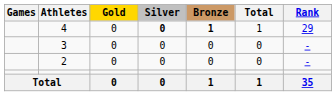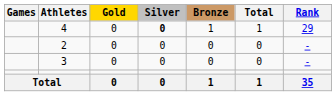(211, 29) bold -> (211, 29) normal
rows swapped: (64, 61) <-> (64, 45)
